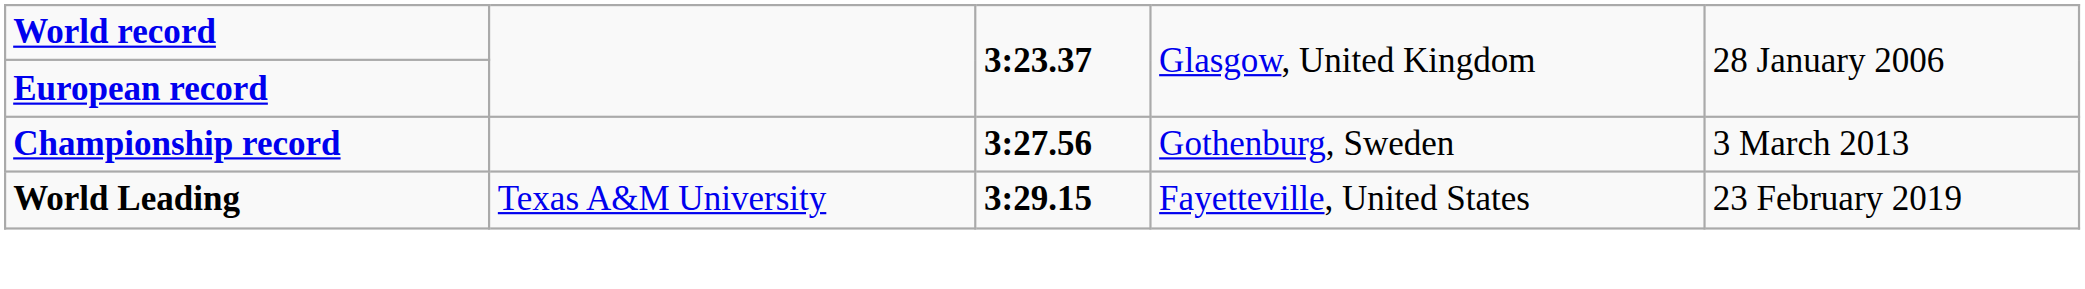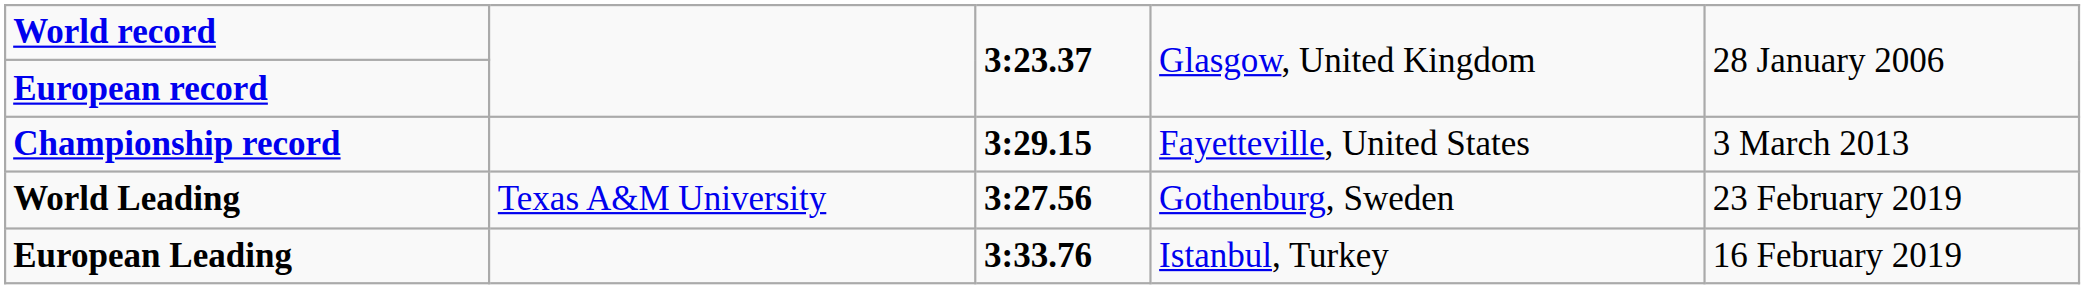(1038, 143) 3:27.56 -> (1038, 143) 3:29.15
(1307, 143) Gothenburg, Sweden -> (1345, 143) Fayetteville, United States
(1038, 198) 3:29.15 -> (1038, 198) 3:27.56
(1345, 198) Fayetteville, United States -> (1307, 198) Gothenburg, Sweden
+ row: (153, 254)
